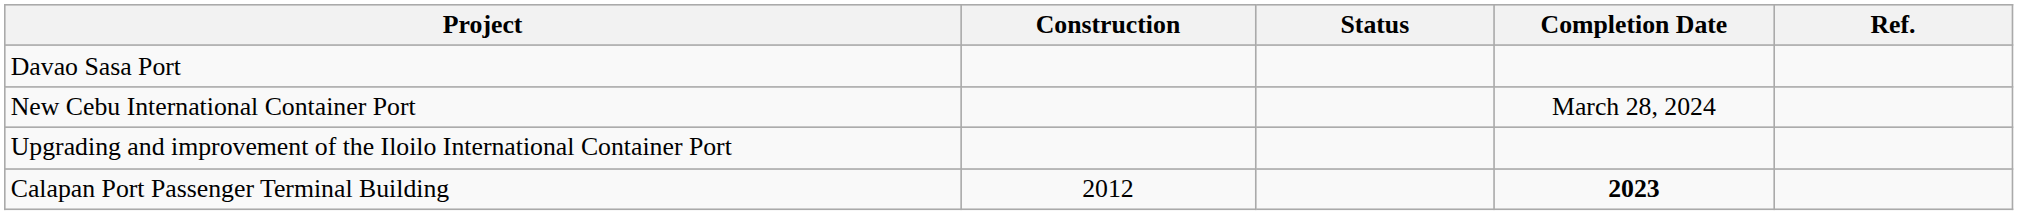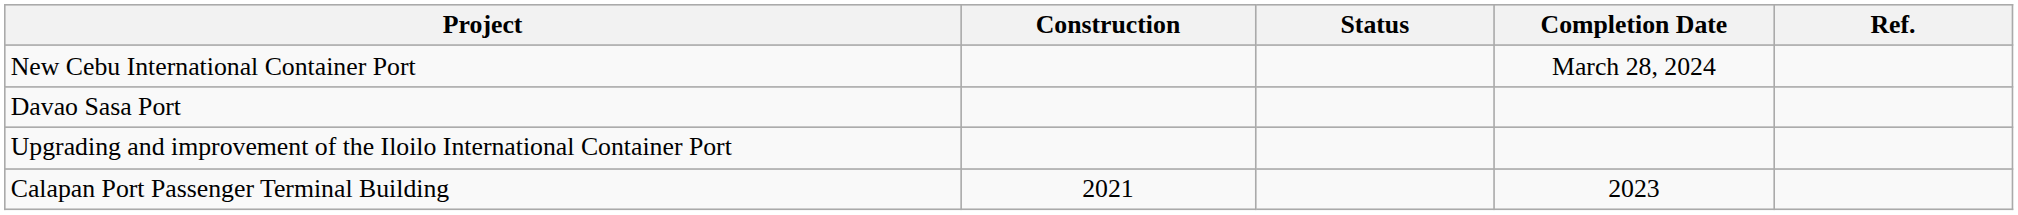rows swapped: (96, 65) <-> (213, 106)
(1108, 188) 2012 -> (1108, 188) 2021
(1634, 188) bold -> (1634, 188) normal
